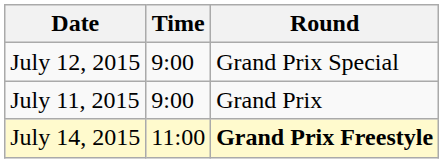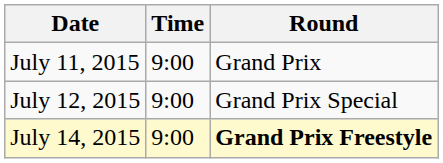rows swapped: (75, 99) <-> (75, 61)
(178, 137) 11:00 -> (173, 137) 9:00
